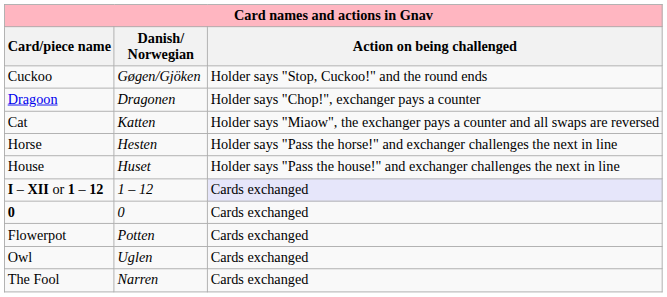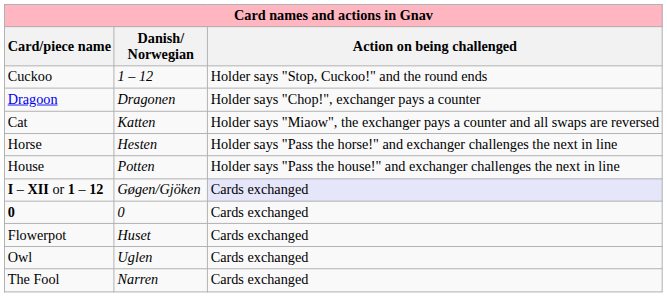(161, 76) Gøgen/Gjöken -> (135, 76) 1 – 12
(134, 167) Huset -> (136, 167) Potten
(135, 189) 1 – 12 -> (161, 189) Gøgen/Gjöken
(136, 235) Potten -> (134, 235) Huset
